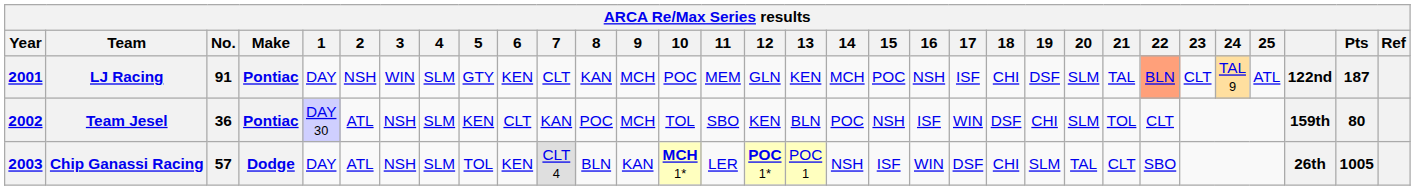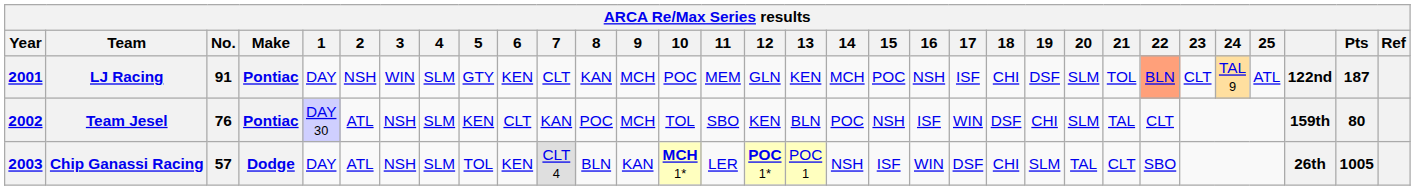(1122, 77) TAL -> (1122, 77) TOL
(223, 120) 36 -> (223, 120) 76
(1122, 120) TOL -> (1122, 120) TAL
